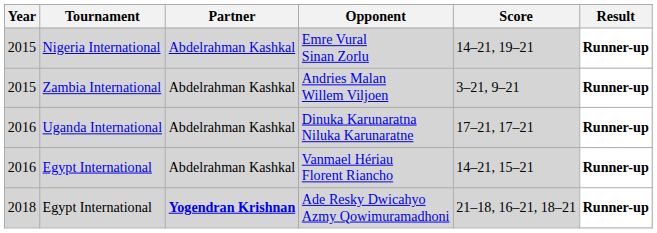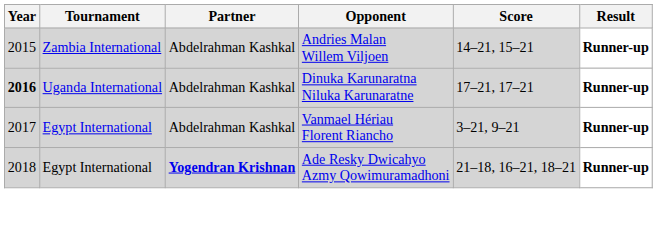- row: (335, 48)
(488, 88) 3–21, 9–21 -> (495, 48) 14–21, 15–21
(22, 128) normal -> (22, 88) bold
(22, 167) 2016 -> (22, 128) 2017
(495, 167) 14–21, 15–21 -> (488, 128) 3–21, 9–21
